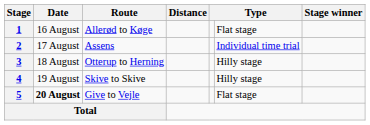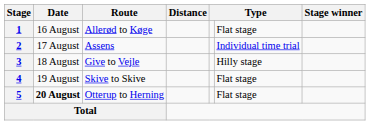(124, 62) Otterup to Herning -> (112, 62) Give to Vejle
(239, 78) Hilly stage -> (237, 78) Flat stage
(112, 95) Give to Vejle -> (124, 95) Otterup to Herning
